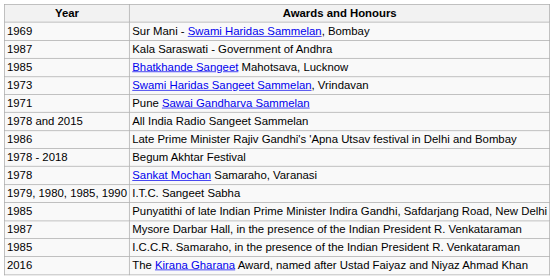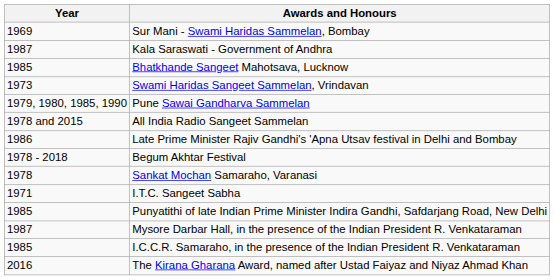(20, 103) 1971 -> (67, 103) 1979, 1980, 1985, 1990
(67, 193) 1979, 1980, 1985, 1990 -> (20, 193) 1971
